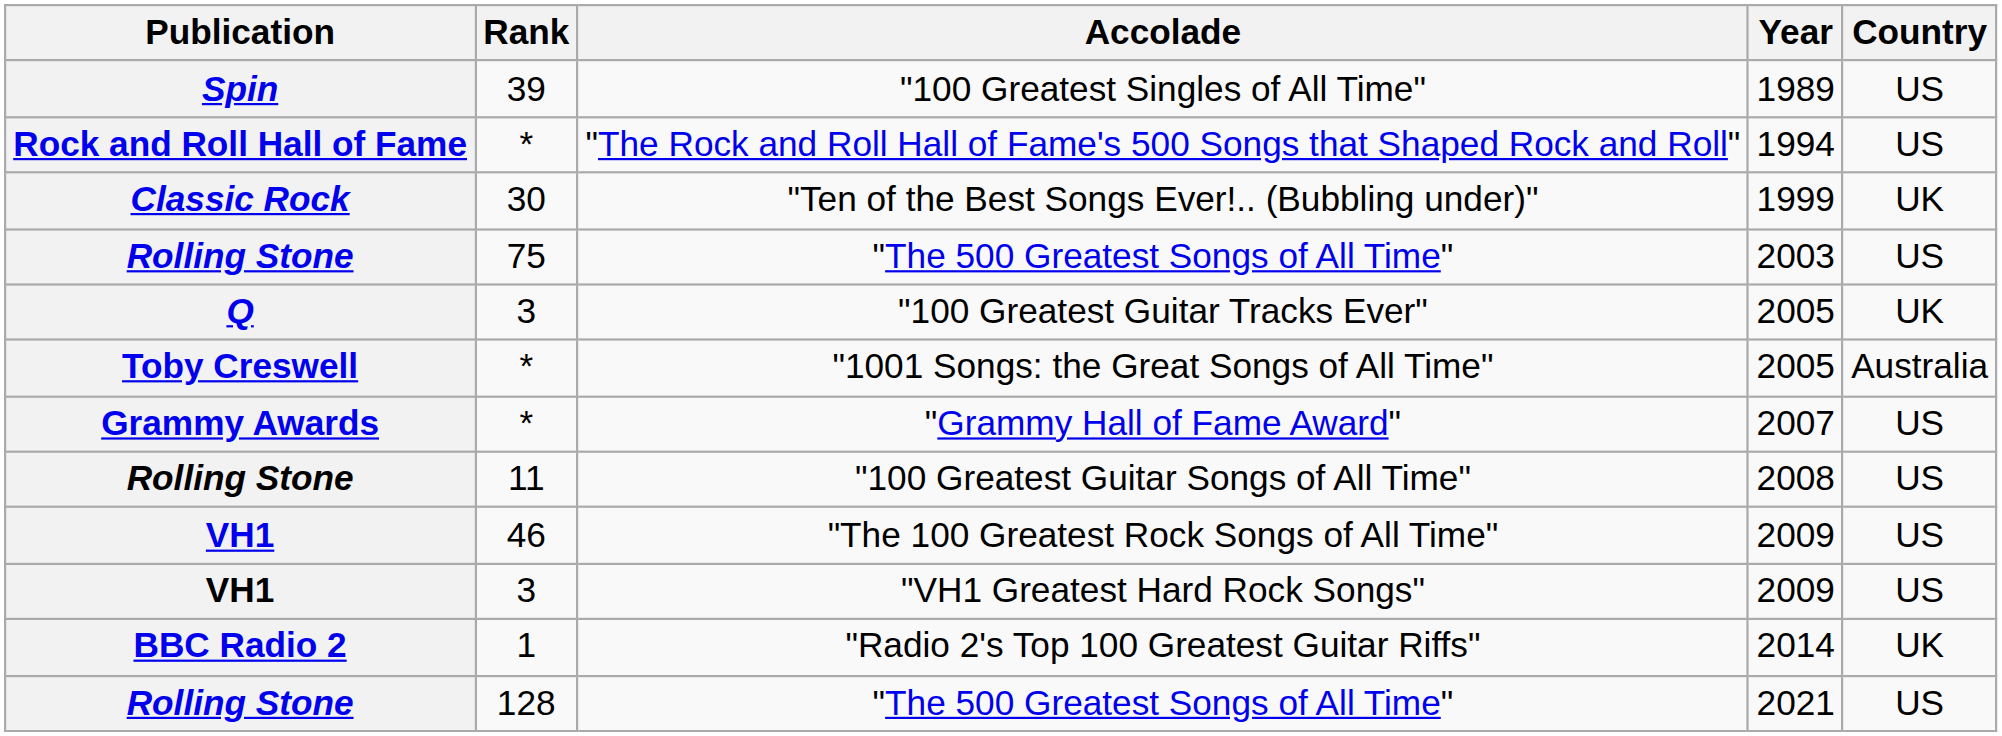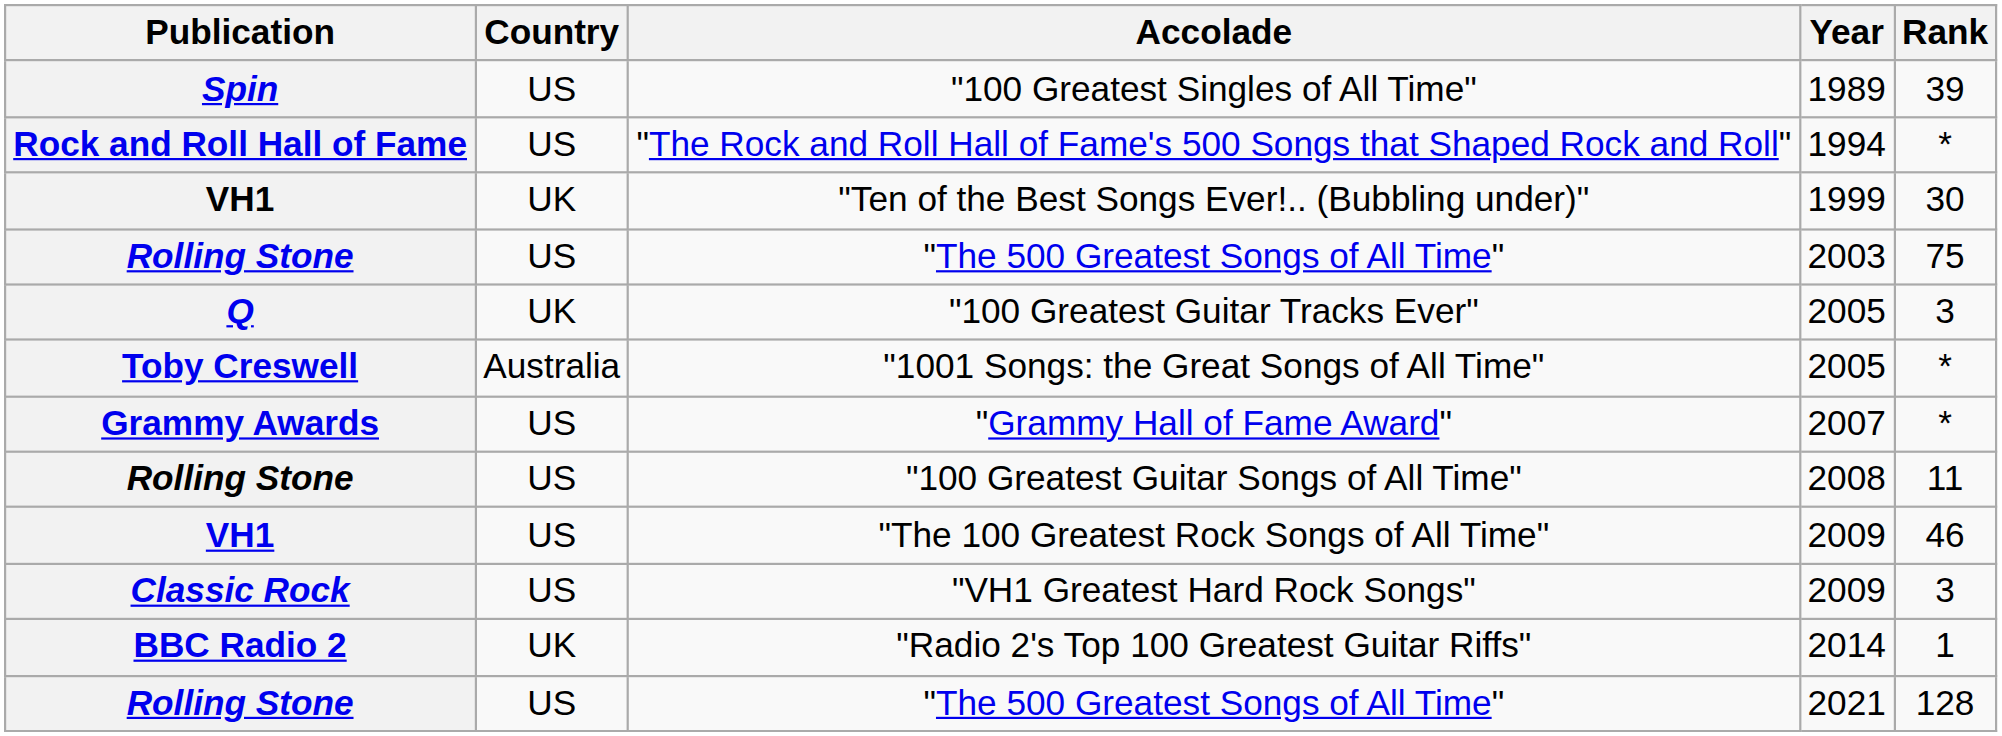columns swapped: (1920, 32) <-> (526, 32)
(240, 199) Classic Rock -> (240, 199) VH1
(240, 590) VH1 -> (240, 590) Classic Rock
